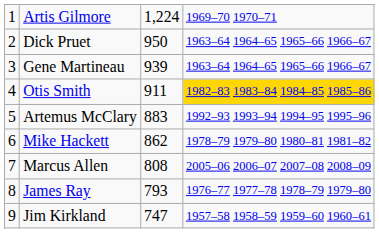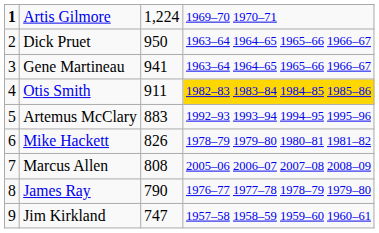(12, 16) normal -> (12, 16) bold
(156, 66) 939 -> (156, 66) 941
(156, 141) 862 -> (156, 141) 826
(156, 191) 793 -> (156, 191) 790
